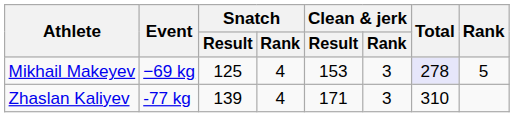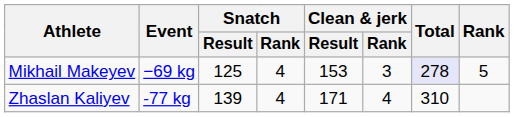(387, 98) 3 -> (387, 98) 4
